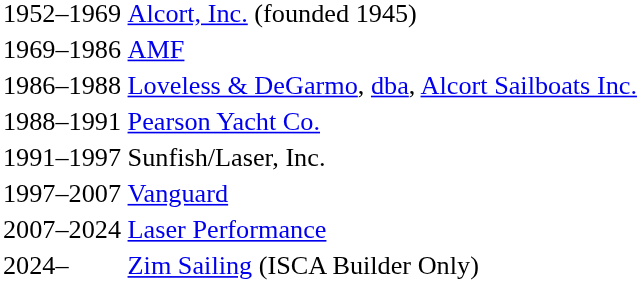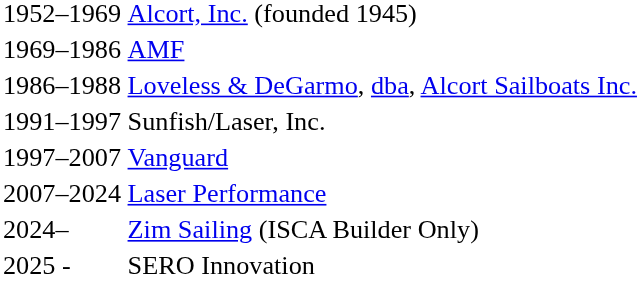- row: (224, 121)
+ row: (221, 265)
